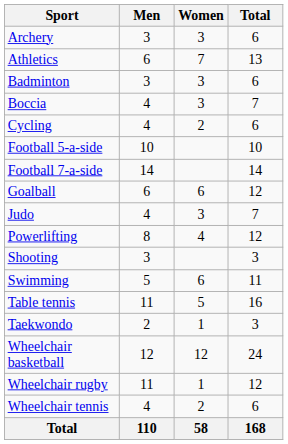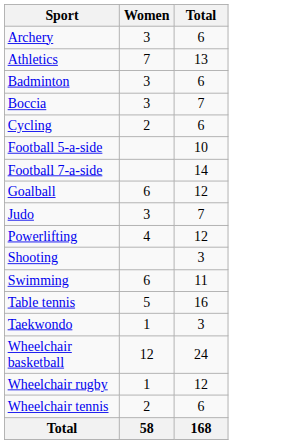- column: (147, 15)
